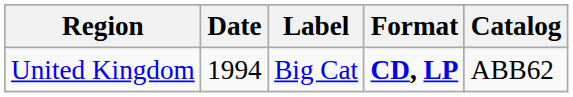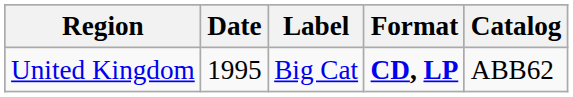(234, 69) 1994 -> (234, 69) 1995
